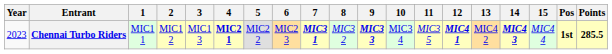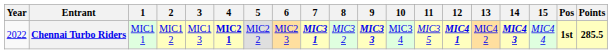(17, 34) 2023 -> (17, 34) 2022
